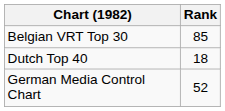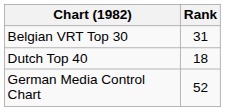(200, 36) 85 -> (200, 36) 31
